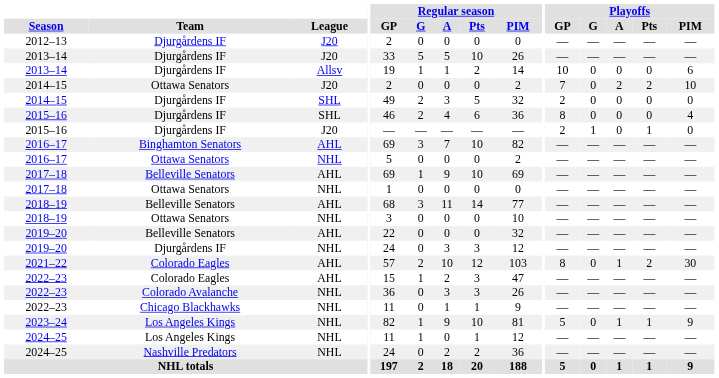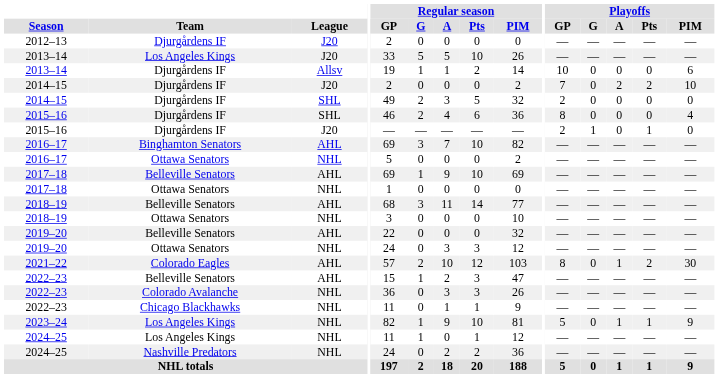(190, 55) Djurgårdens IF -> (190, 55) Los Angeles Kings
(190, 85) Ottawa Senators -> (190, 85) Djurgårdens IF
(190, 248) Djurgårdens IF -> (190, 248) Ottawa Senators
(190, 277) Colorado Eagles -> (190, 277) Belleville Senators
